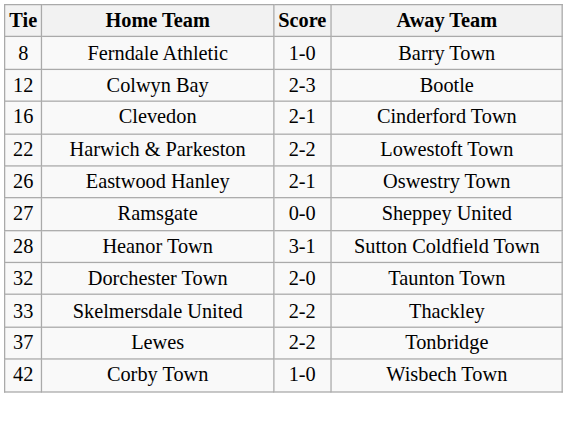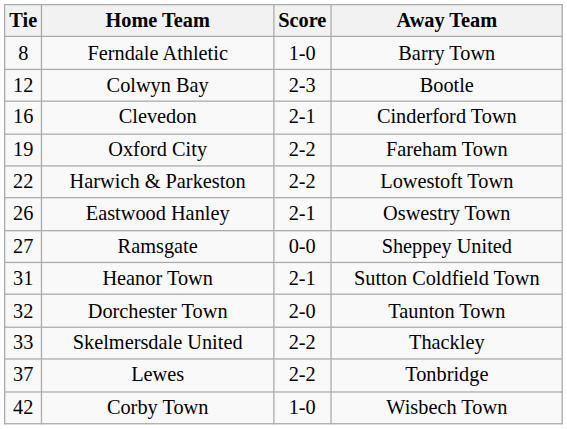+ row: (158, 149)
(23, 246) 28 -> (23, 278) 31
(302, 246) 3-1 -> (302, 278) 2-1
